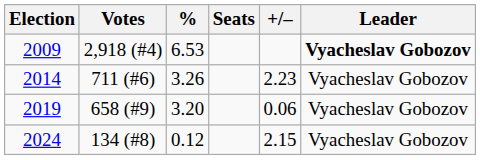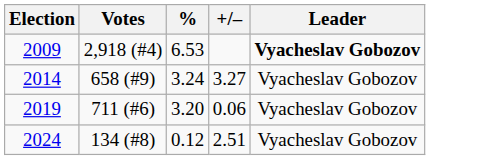- column: (234, 19)
(123, 79) 711 (#6) -> (123, 79) 658 (#9)
(188, 79) 3.26 -> (188, 79) 3.24
(280, 79) 2.23 -> (229, 79) 3.27
(123, 109) 658 (#9) -> (123, 109) 711 (#6)
(280, 139) 2.15 -> (229, 139) 2.51
